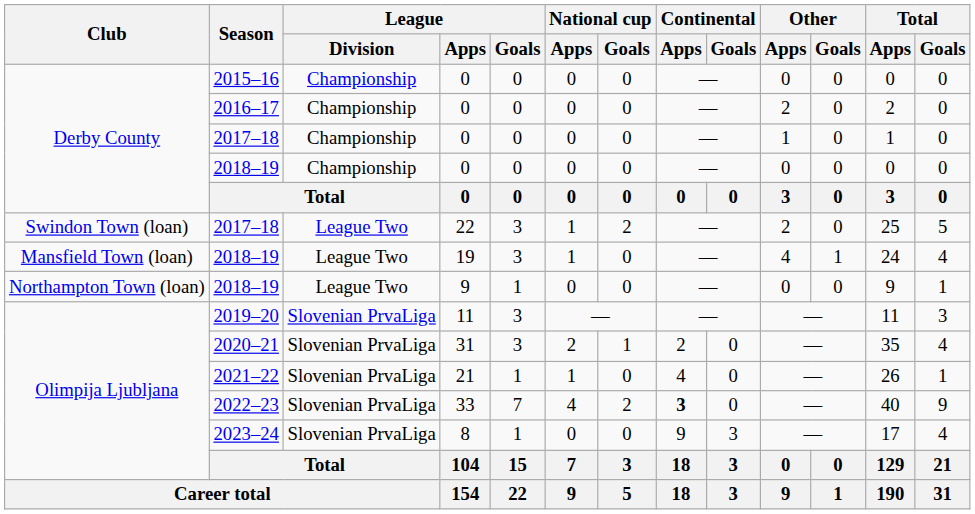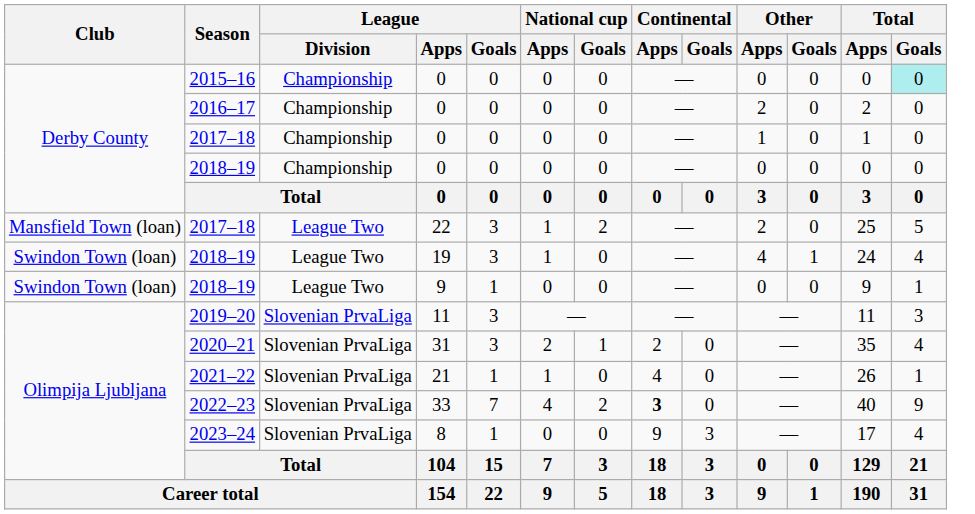(943, 78) no background -> (919, 78) paleturquoise background
(107, 227) Swindon Town (loan) -> (95, 227) Mansfield Town (loan)
(107, 256) Mansfield Town (loan) -> (95, 256) Swindon Town (loan)
(107, 286) Northampton Town (loan) -> (95, 286) Swindon Town (loan)
